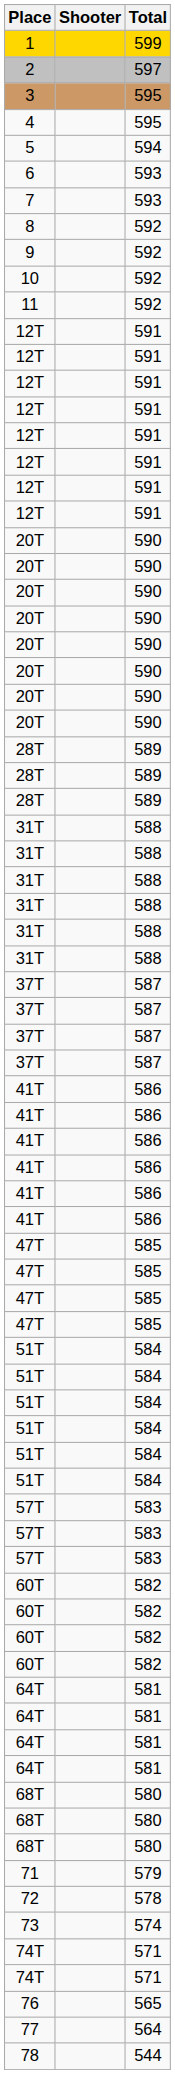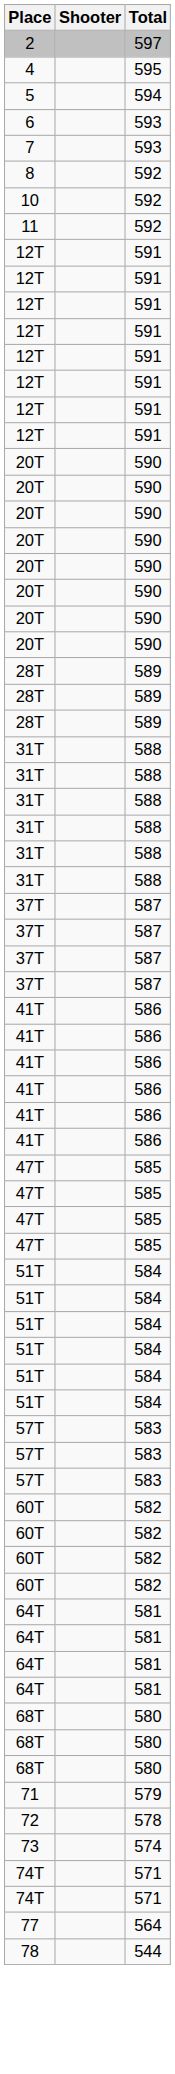- row: (30, 43)
- row: (30, 95)
- row: (30, 252)
- row: (30, 2003)
